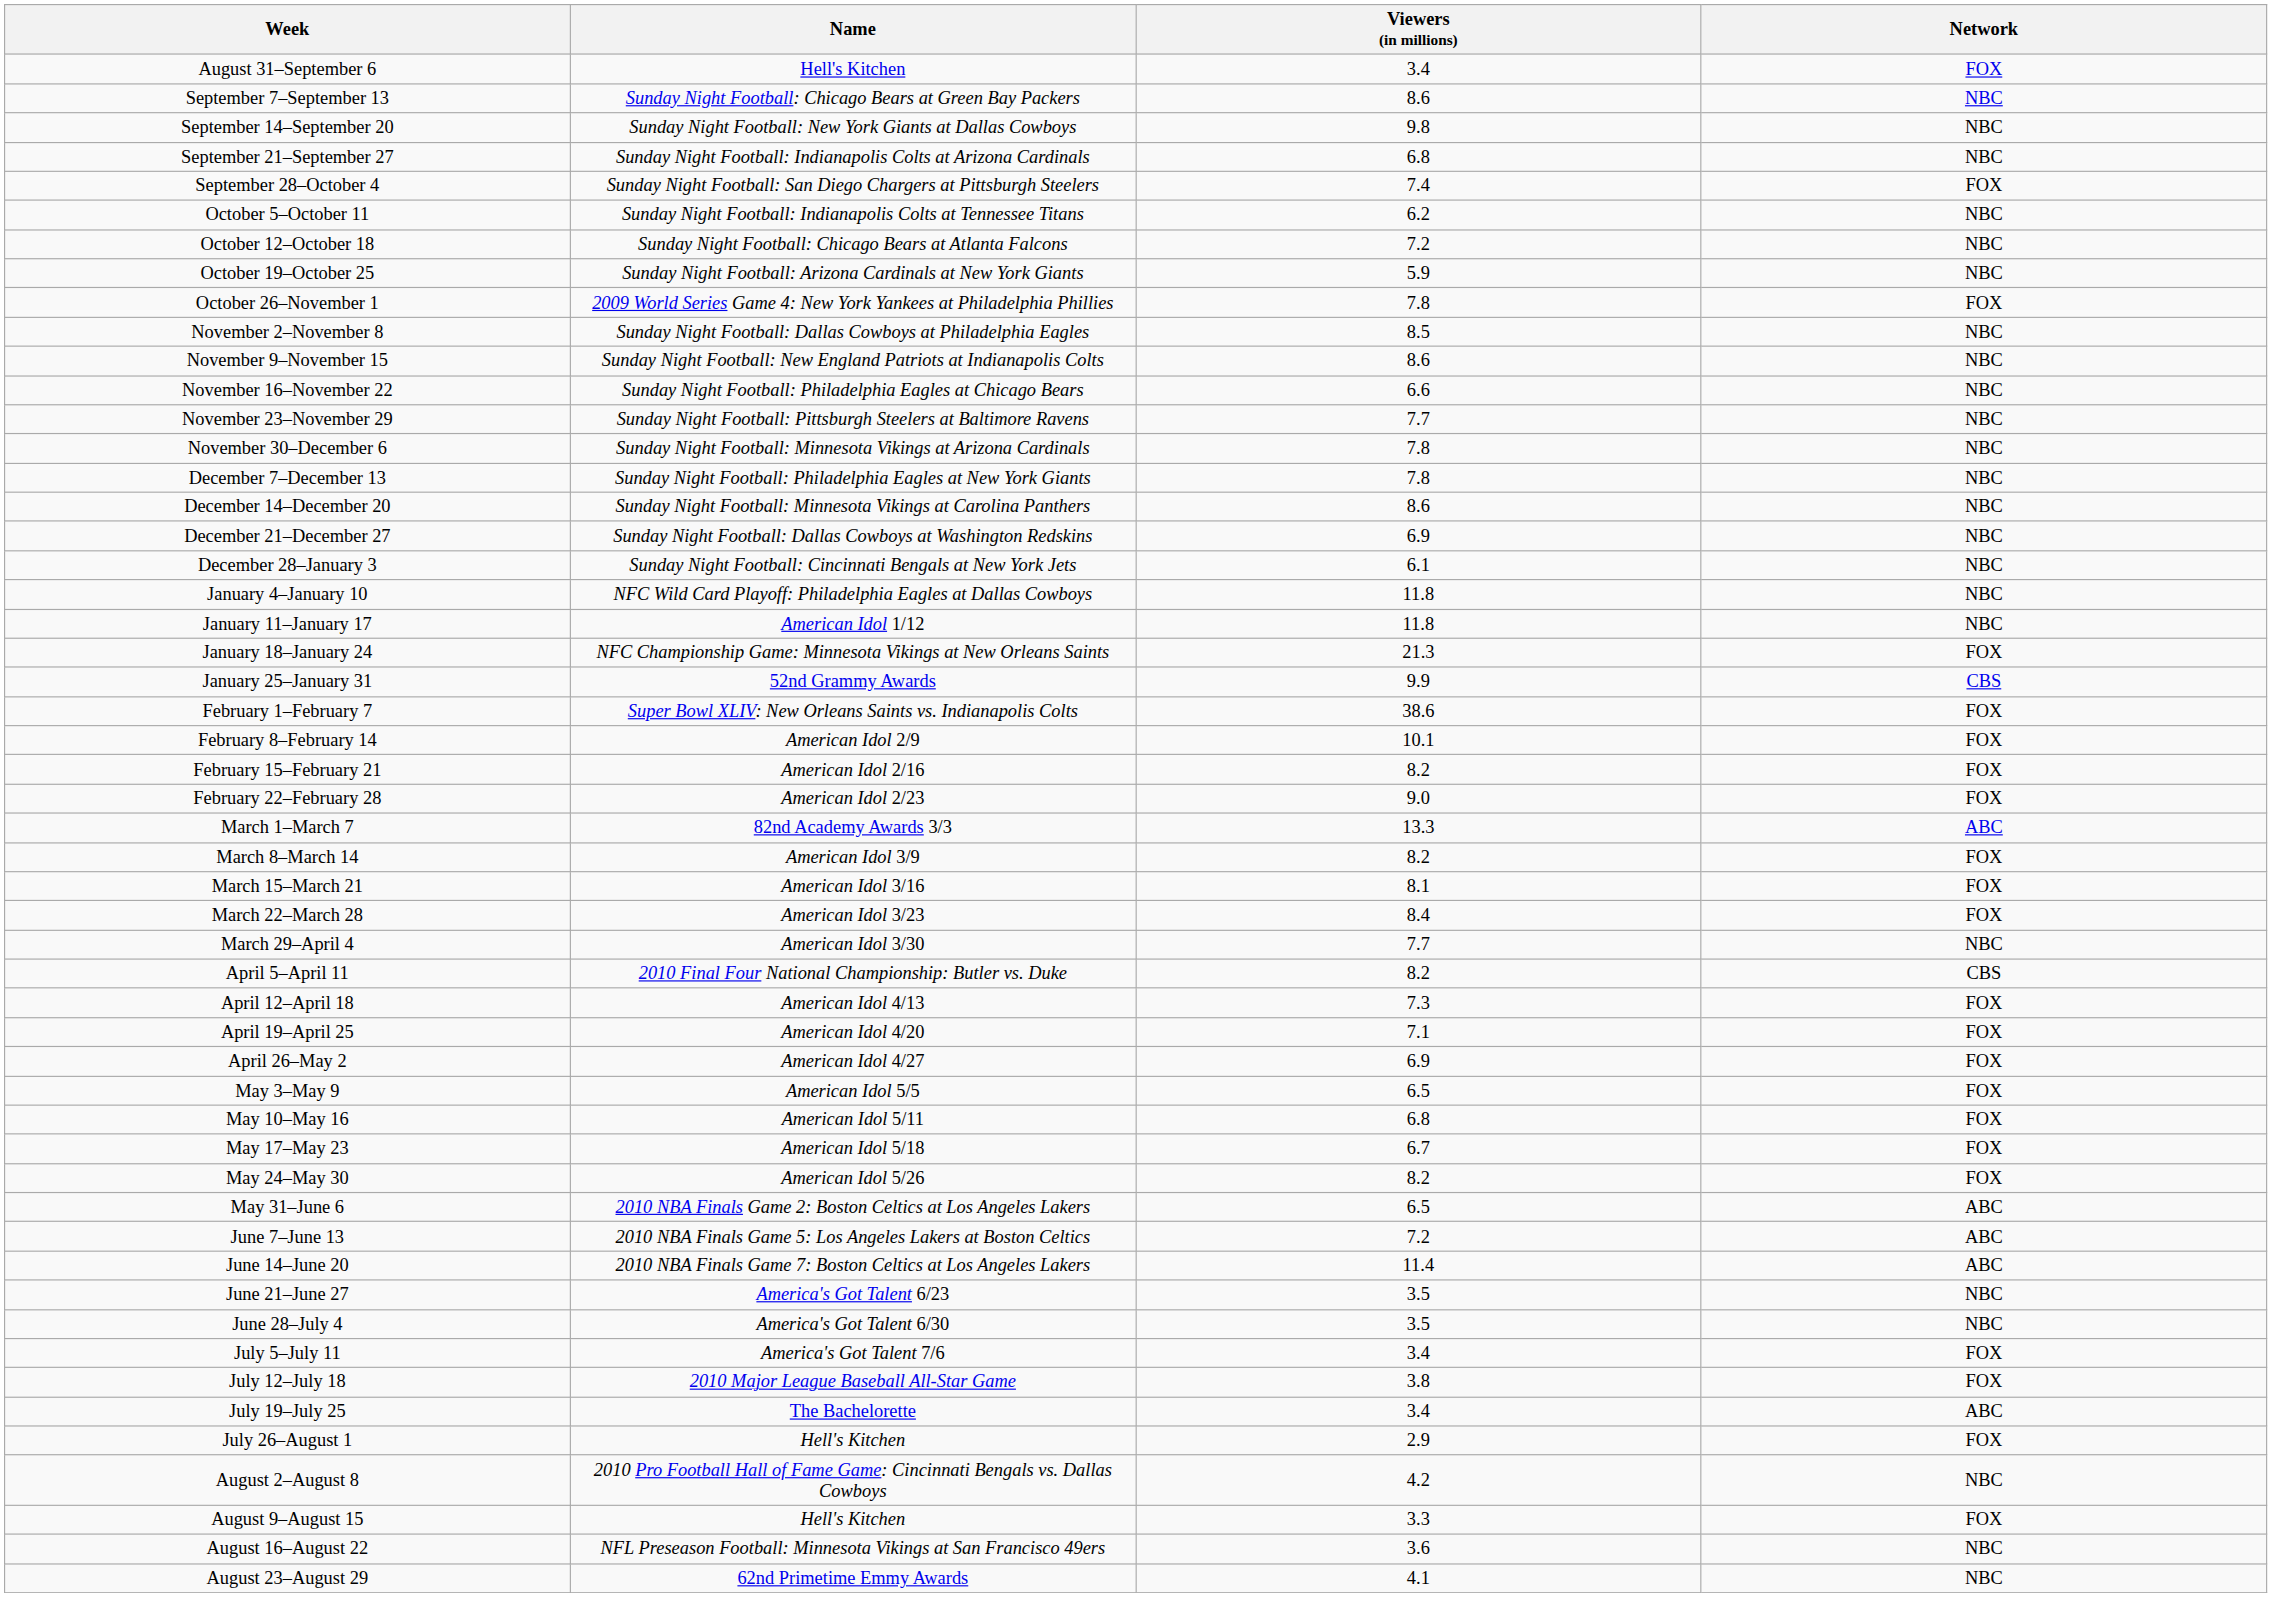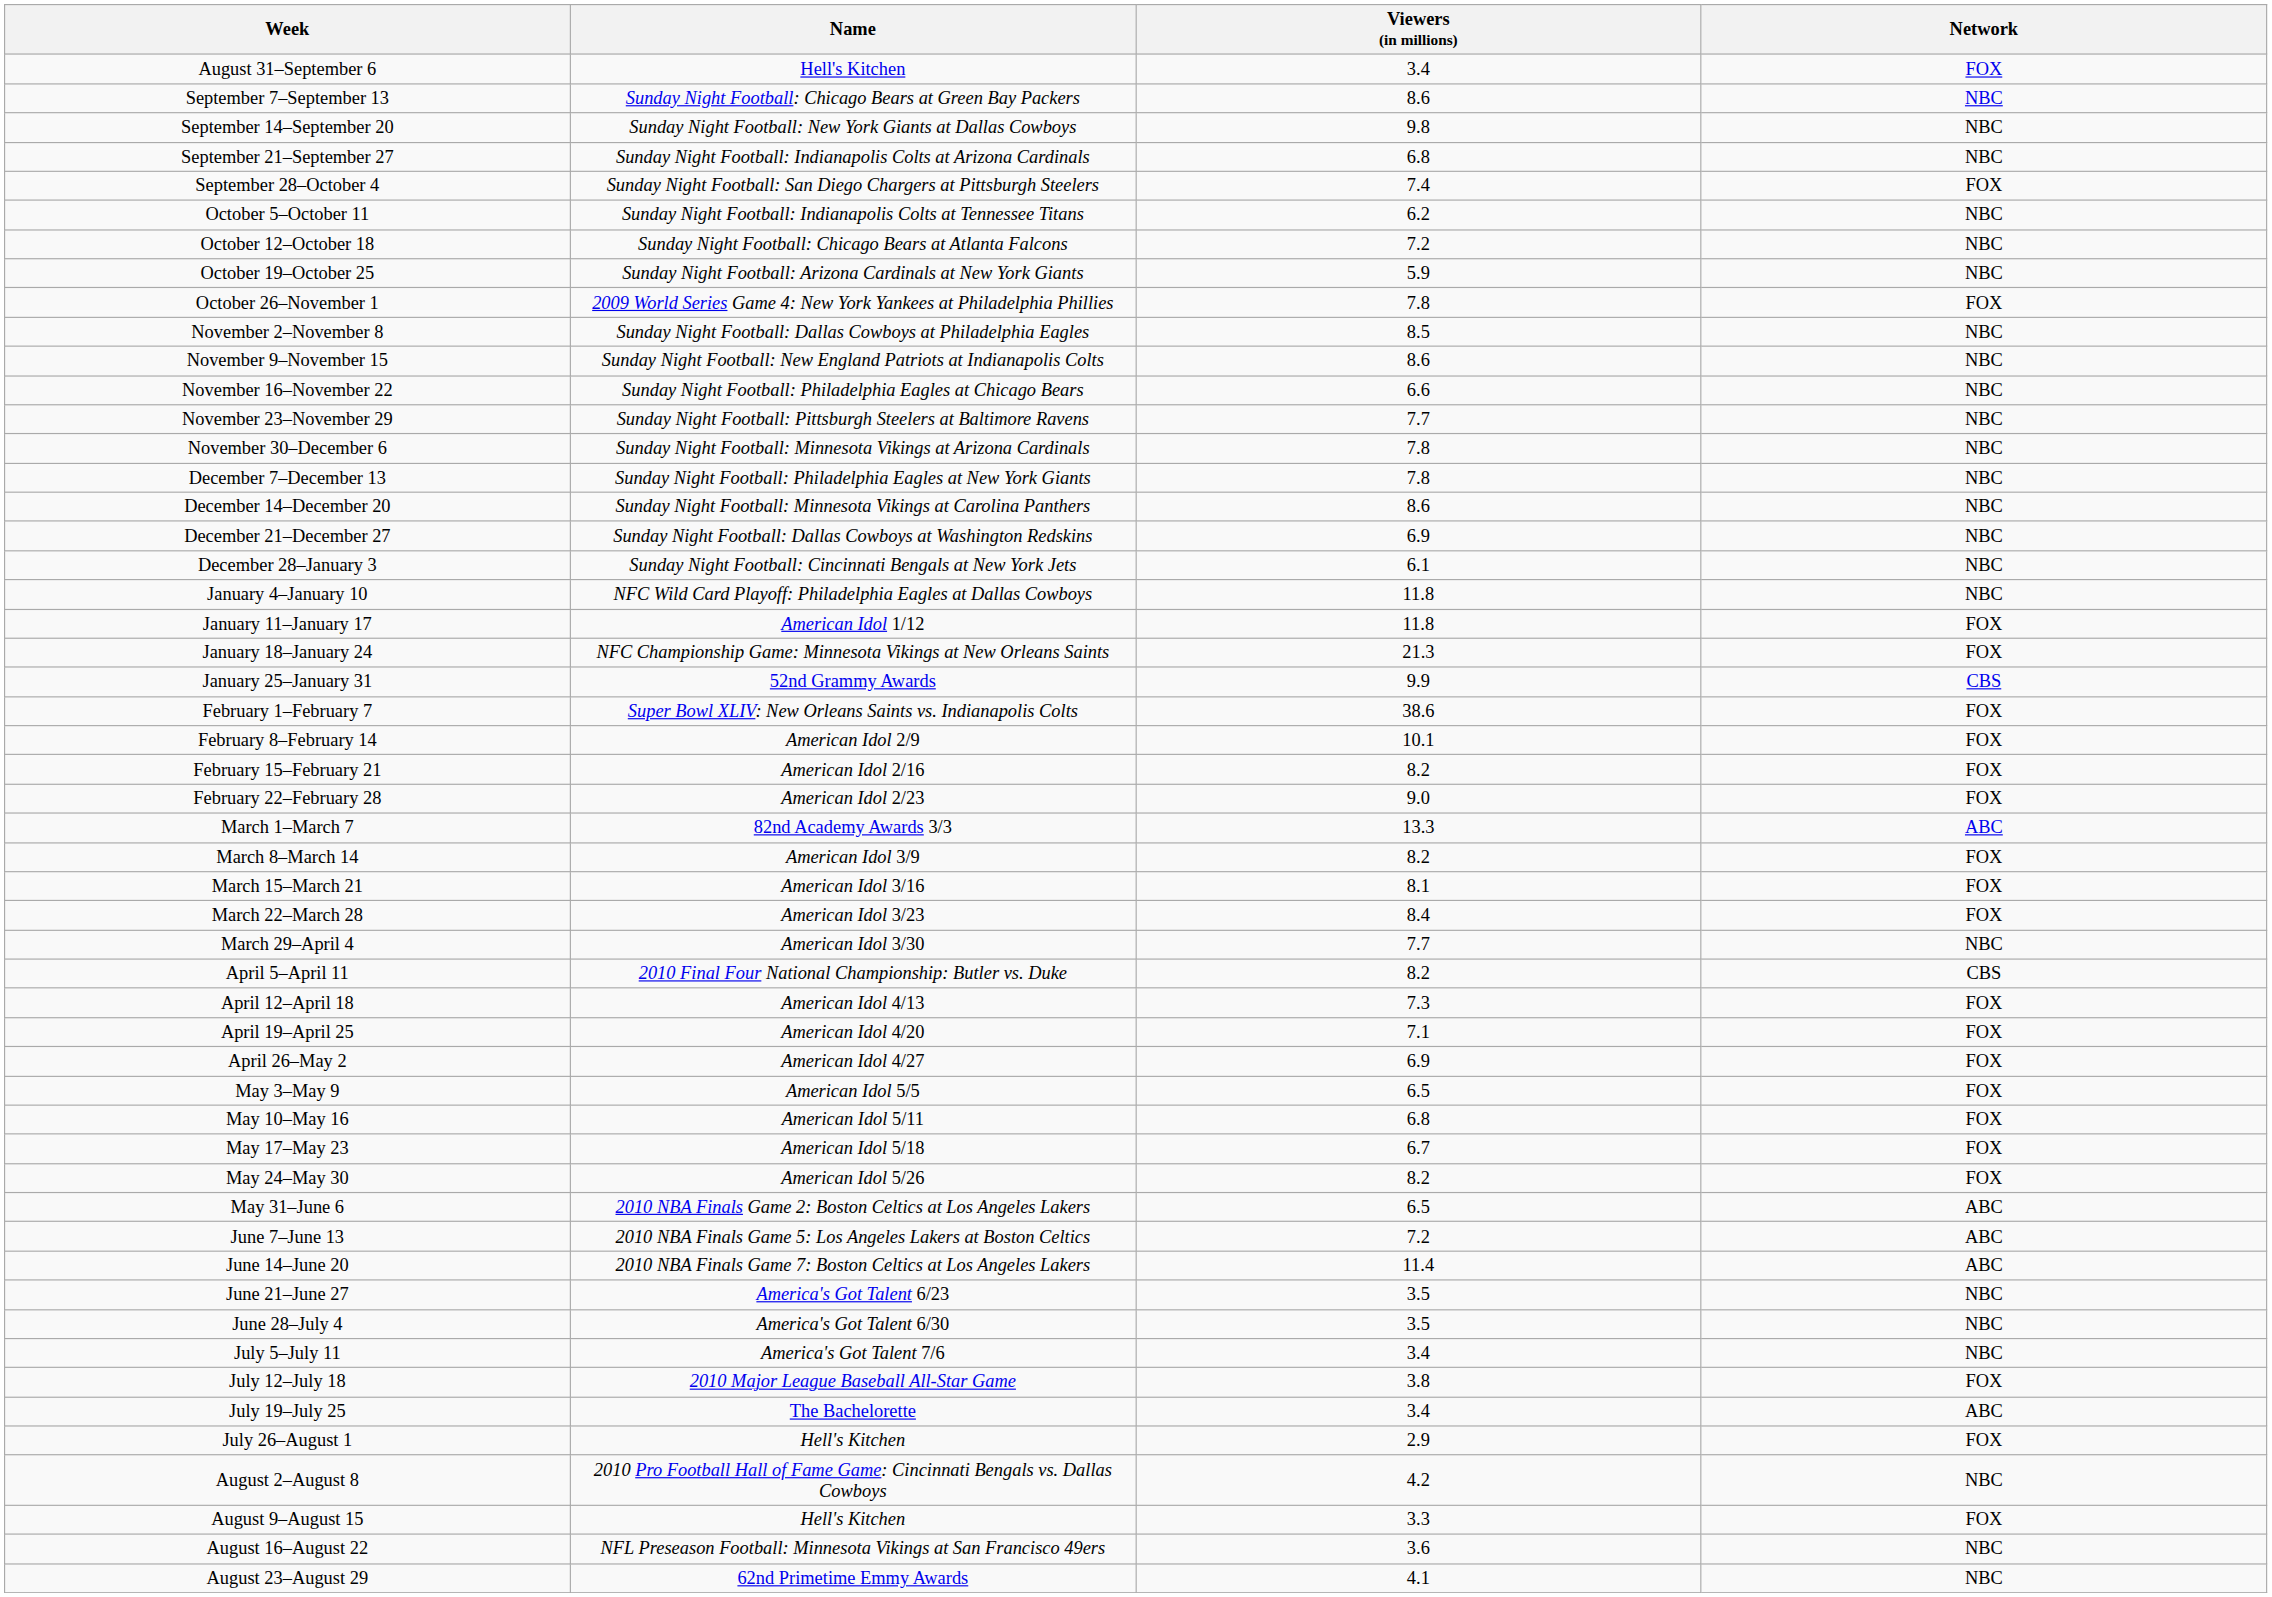(1984, 623) NBC -> (1984, 623) FOX
(1984, 1352) FOX -> (1984, 1352) NBC
